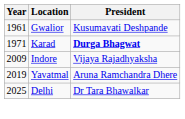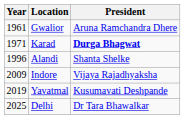(120, 28) Kusumavati Deshpande -> (125, 28) Aruna Ramchandra Dhere
+ row: (45, 59)
(125, 75) Aruna Ramchandra Dhere -> (120, 91) Kusumavati Deshpande
